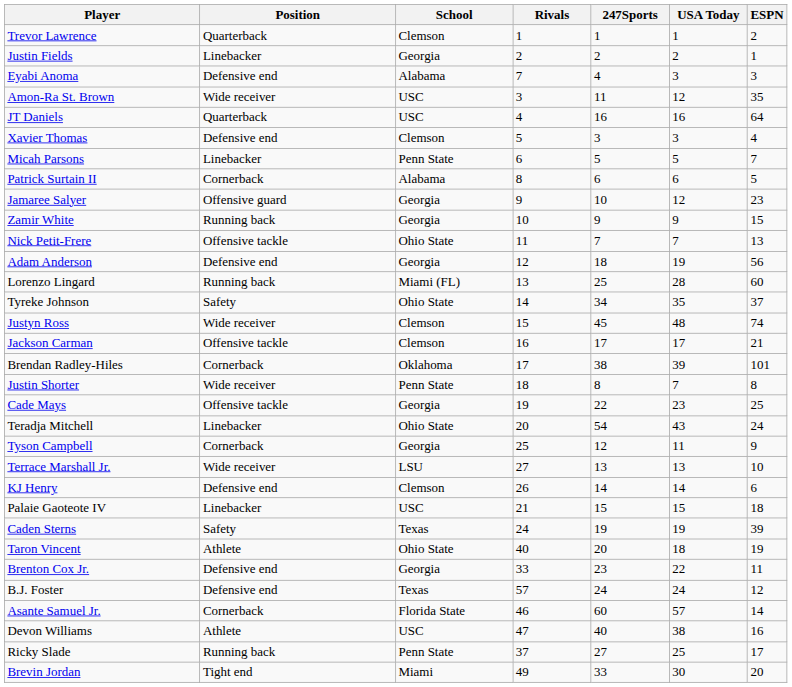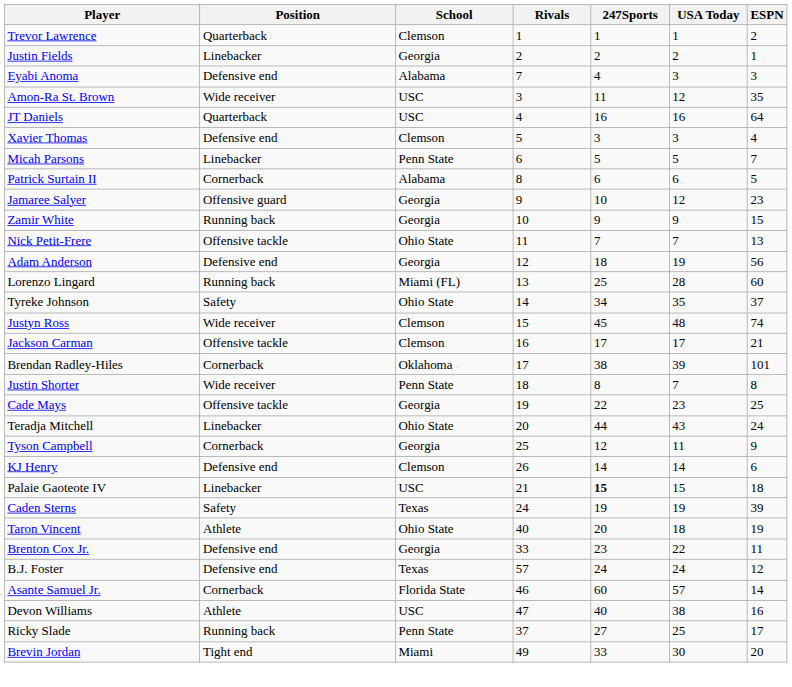(600, 425) 54 -> (600, 425) 44
- row: (59, 466)
(600, 508) normal -> (600, 487) bold
